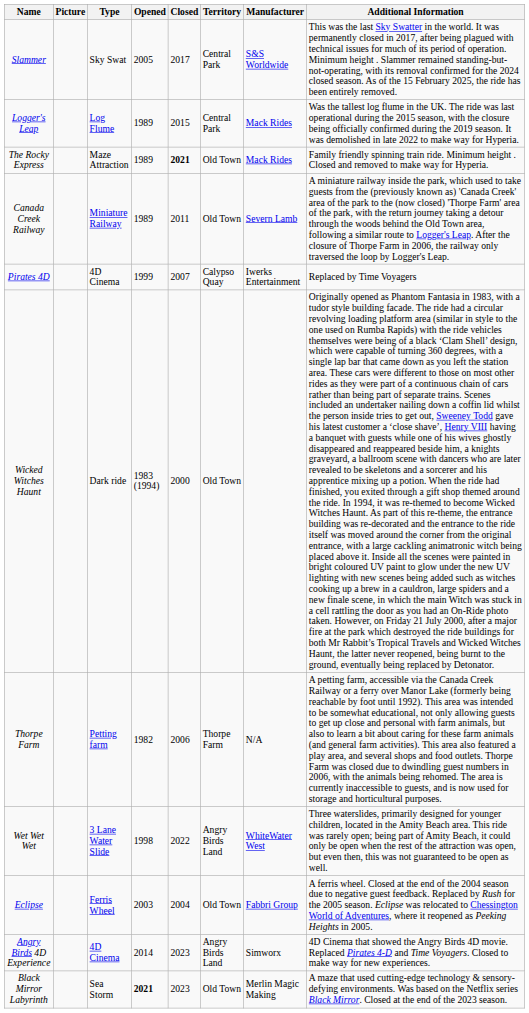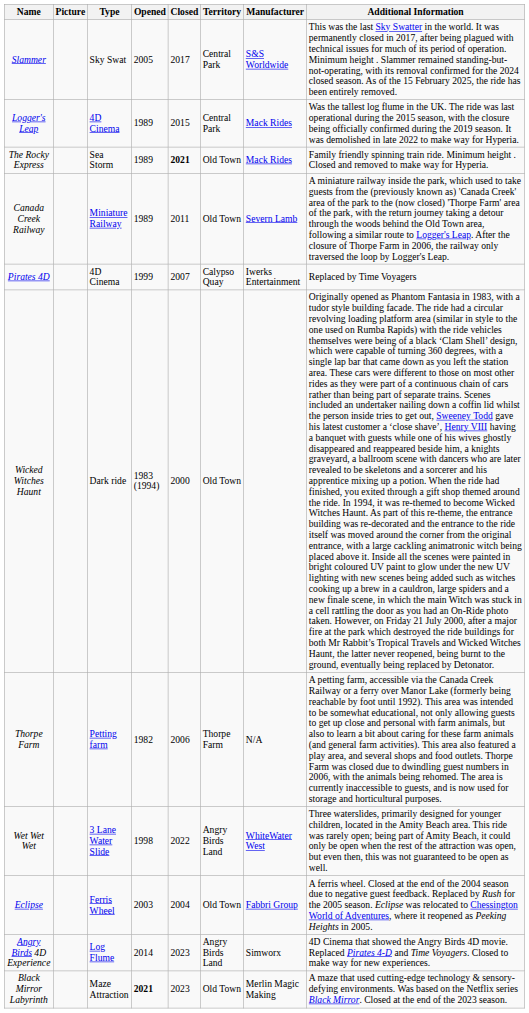(102, 123) Log Flume -> (105, 123) 4D Cinema
(109, 160) Maze Attraction -> (101, 160) Sea Storm
(105, 952) 4D Cinema -> (102, 952) Log Flume
(101, 989) Sea Storm -> (109, 989) Maze Attraction
